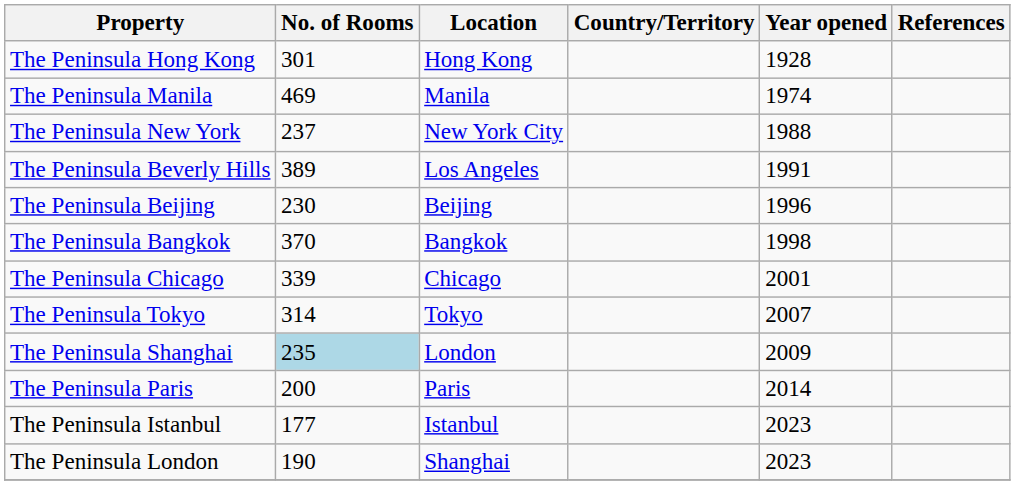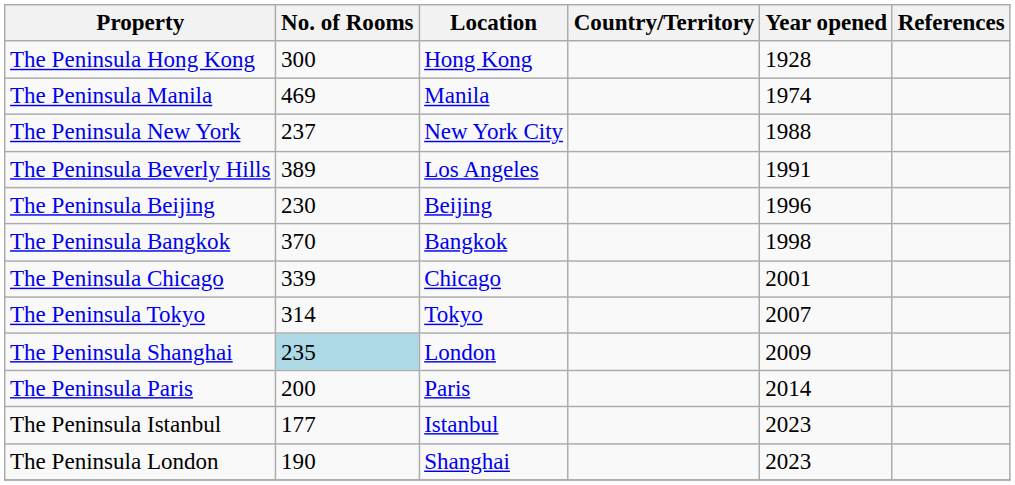(298, 59) 301 -> (298, 59) 300
